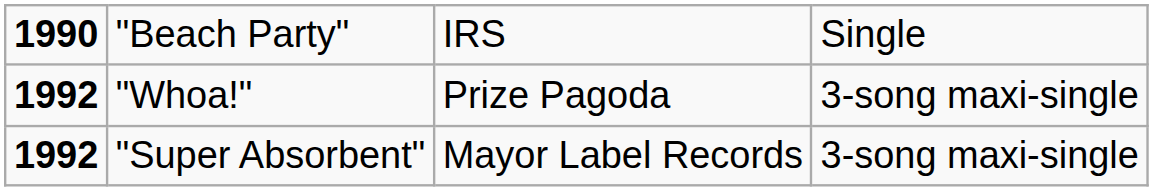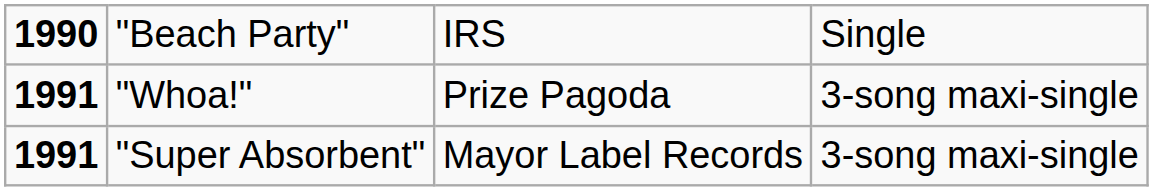(56, 94) 1992 -> (56, 94) 1991
(56, 154) 1992 -> (56, 154) 1991
